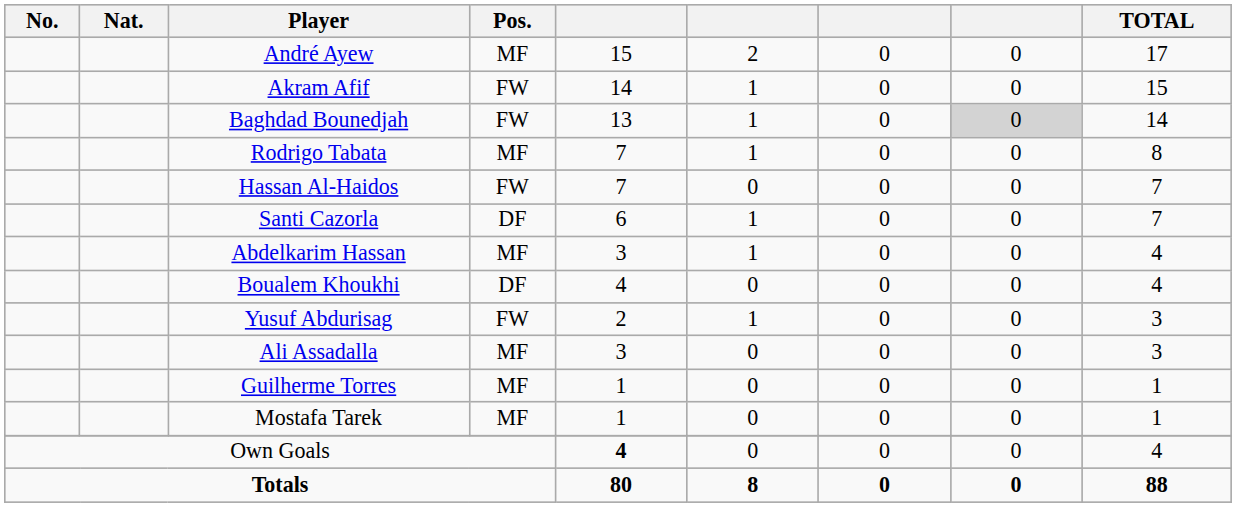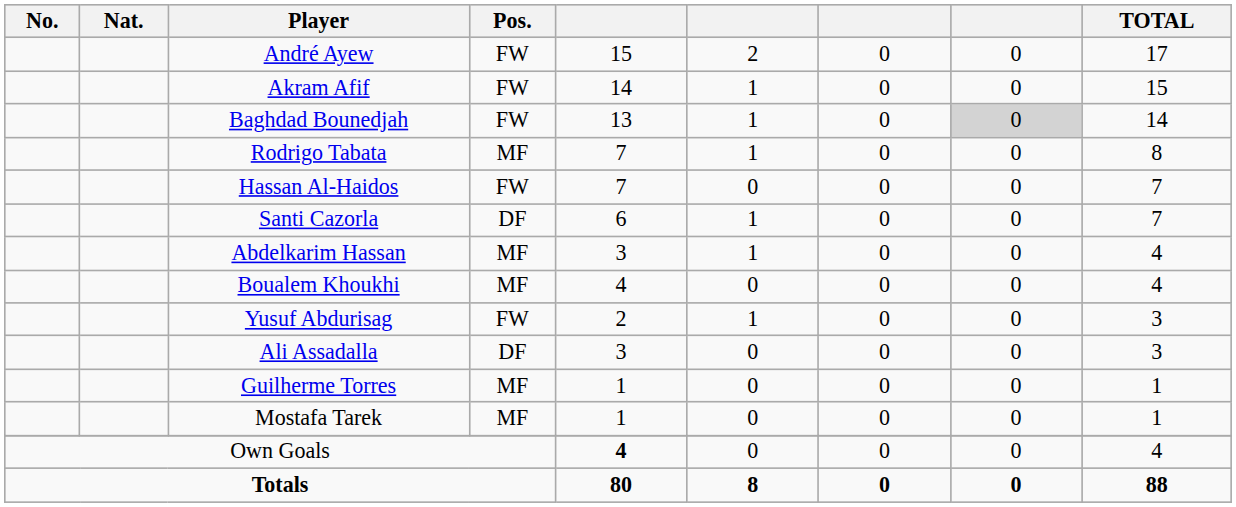(512, 53) MF -> (512, 53) FW
(512, 285) DF -> (512, 285) MF
(512, 351) MF -> (512, 351) DF
